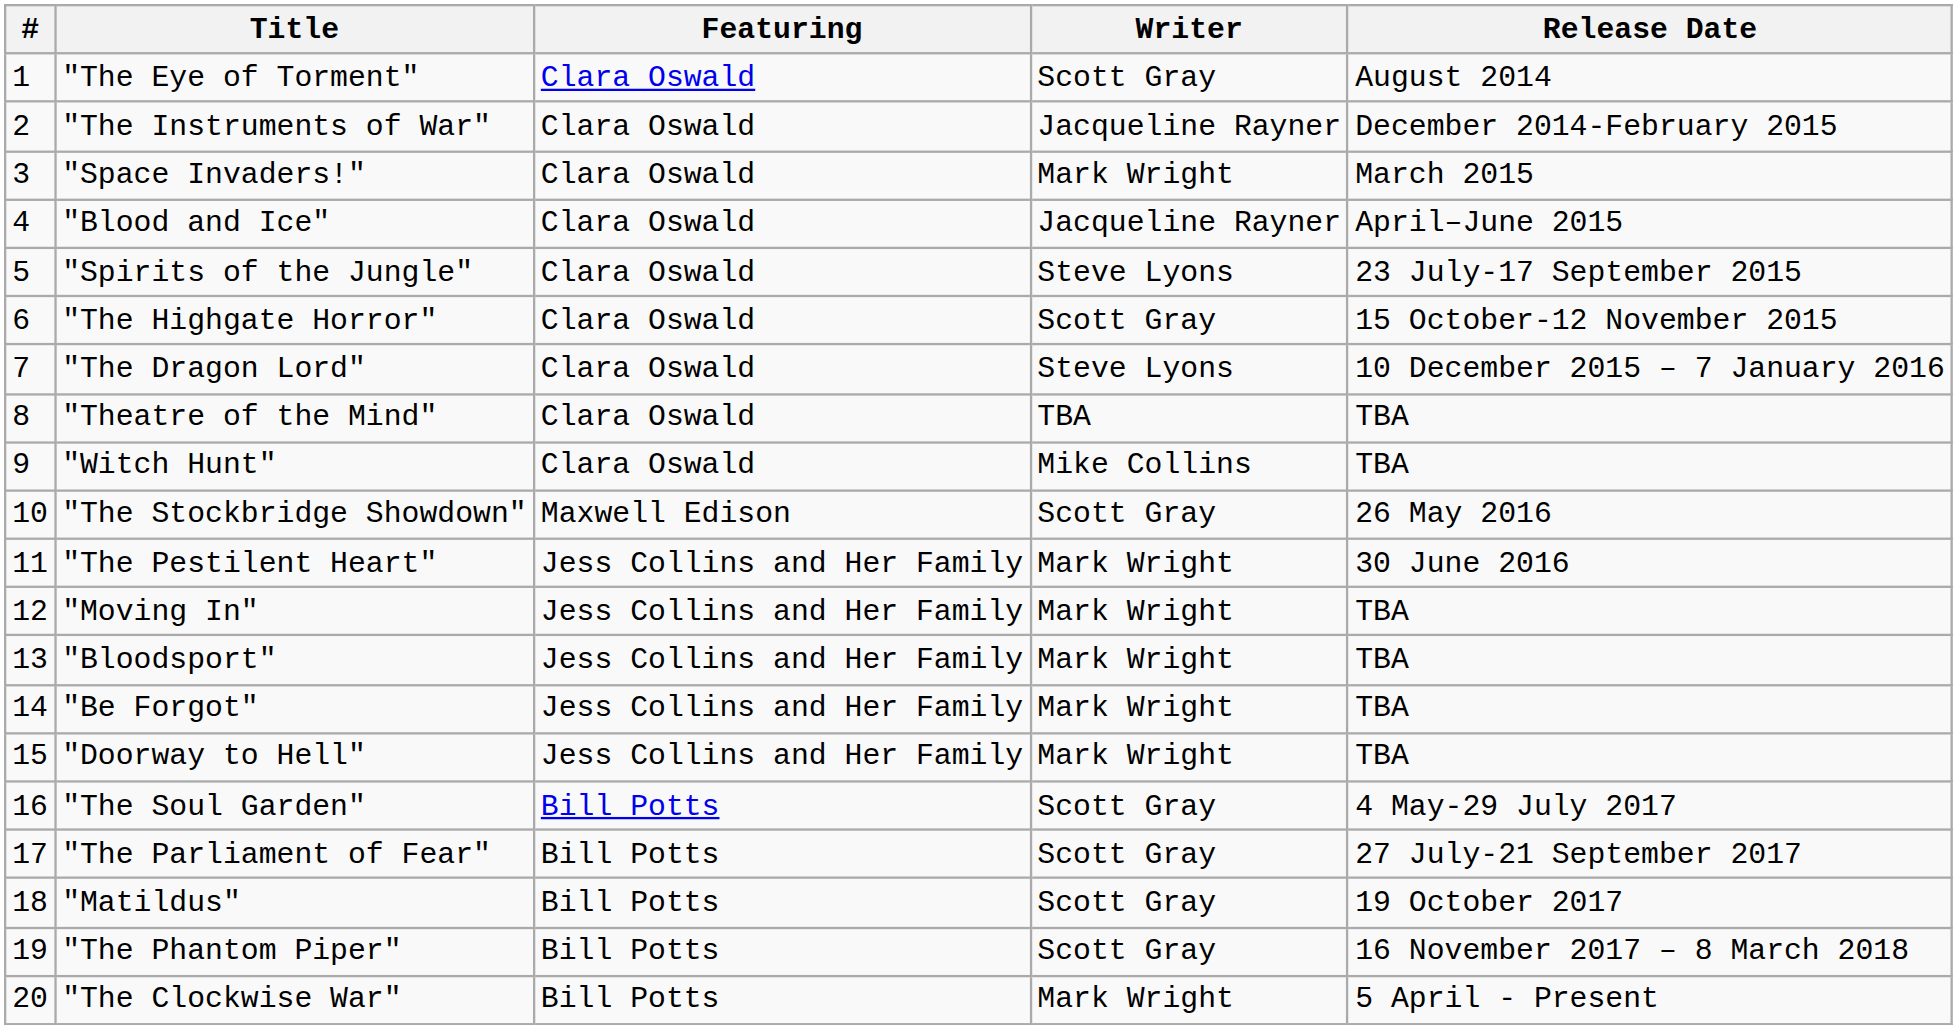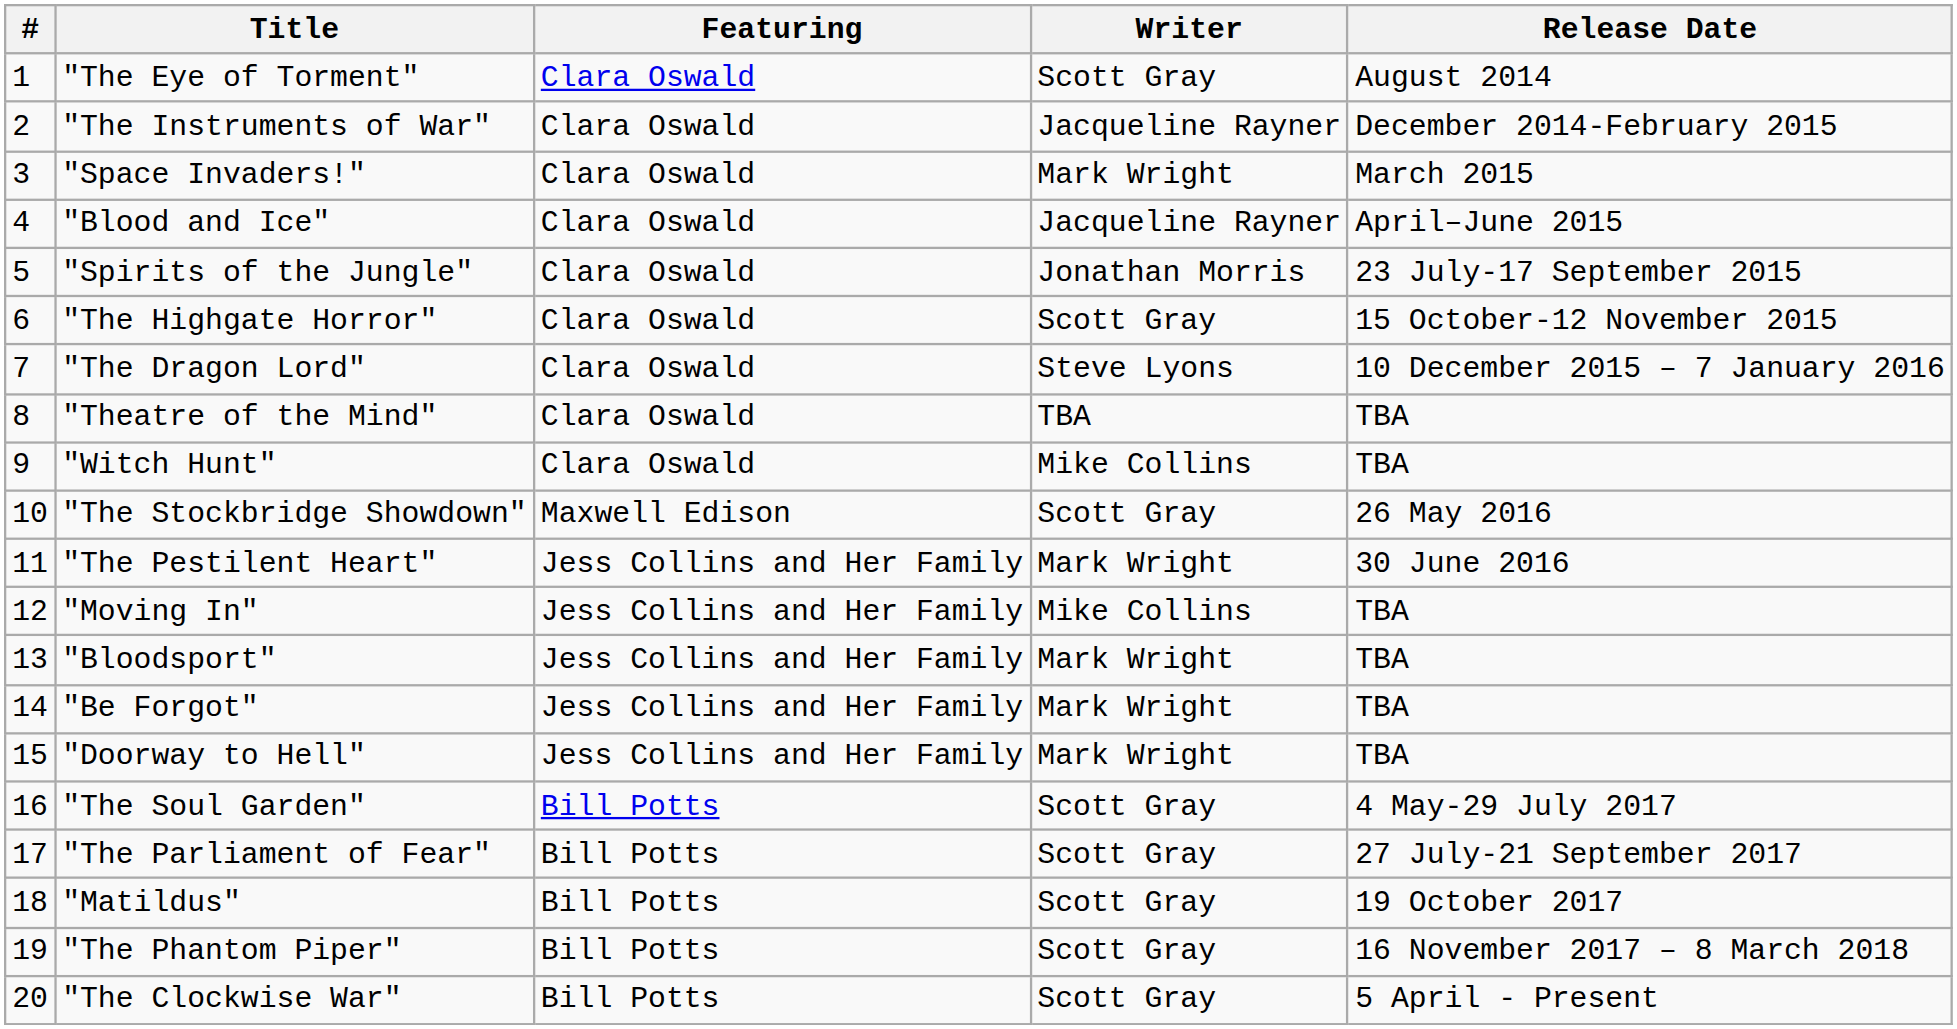(1136, 272) Steve Lyons -> (1171, 272) Jonathan Morris
(1136, 612) Mark Wright -> (1145, 612) Mike Collins
(1136, 1000) Mark Wright -> (1127, 1000) Scott Gray
